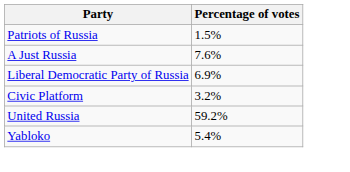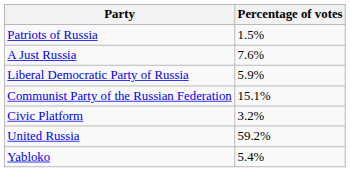(208, 75) 6.9% -> (251, 75) 5.9%
+ row: (120, 95)
